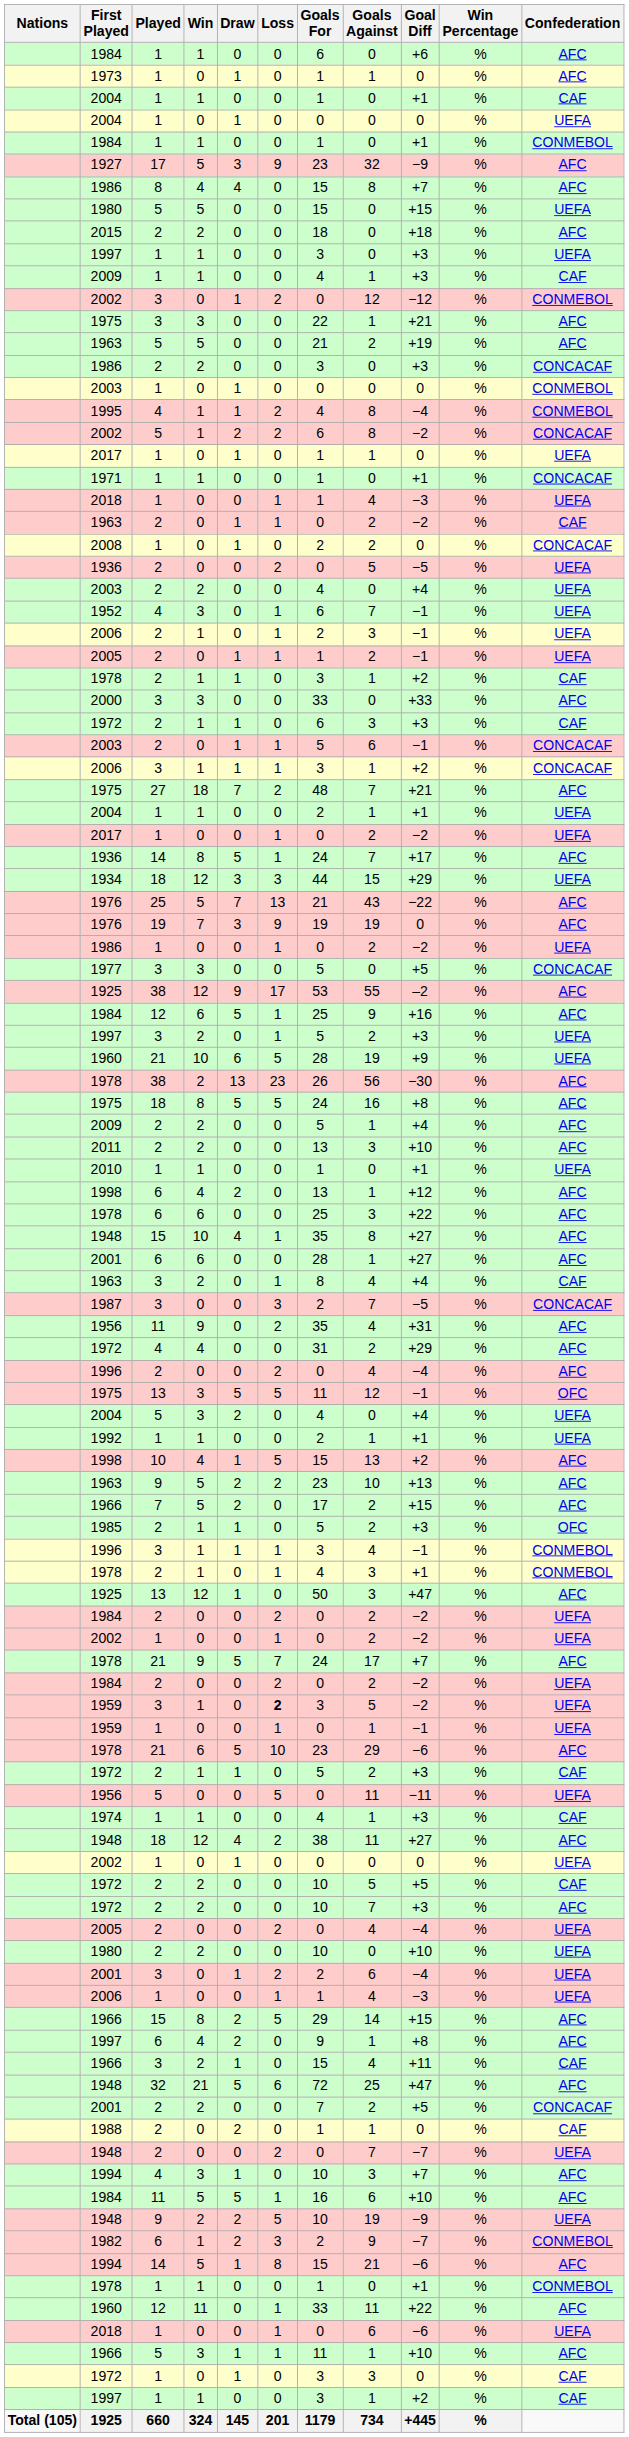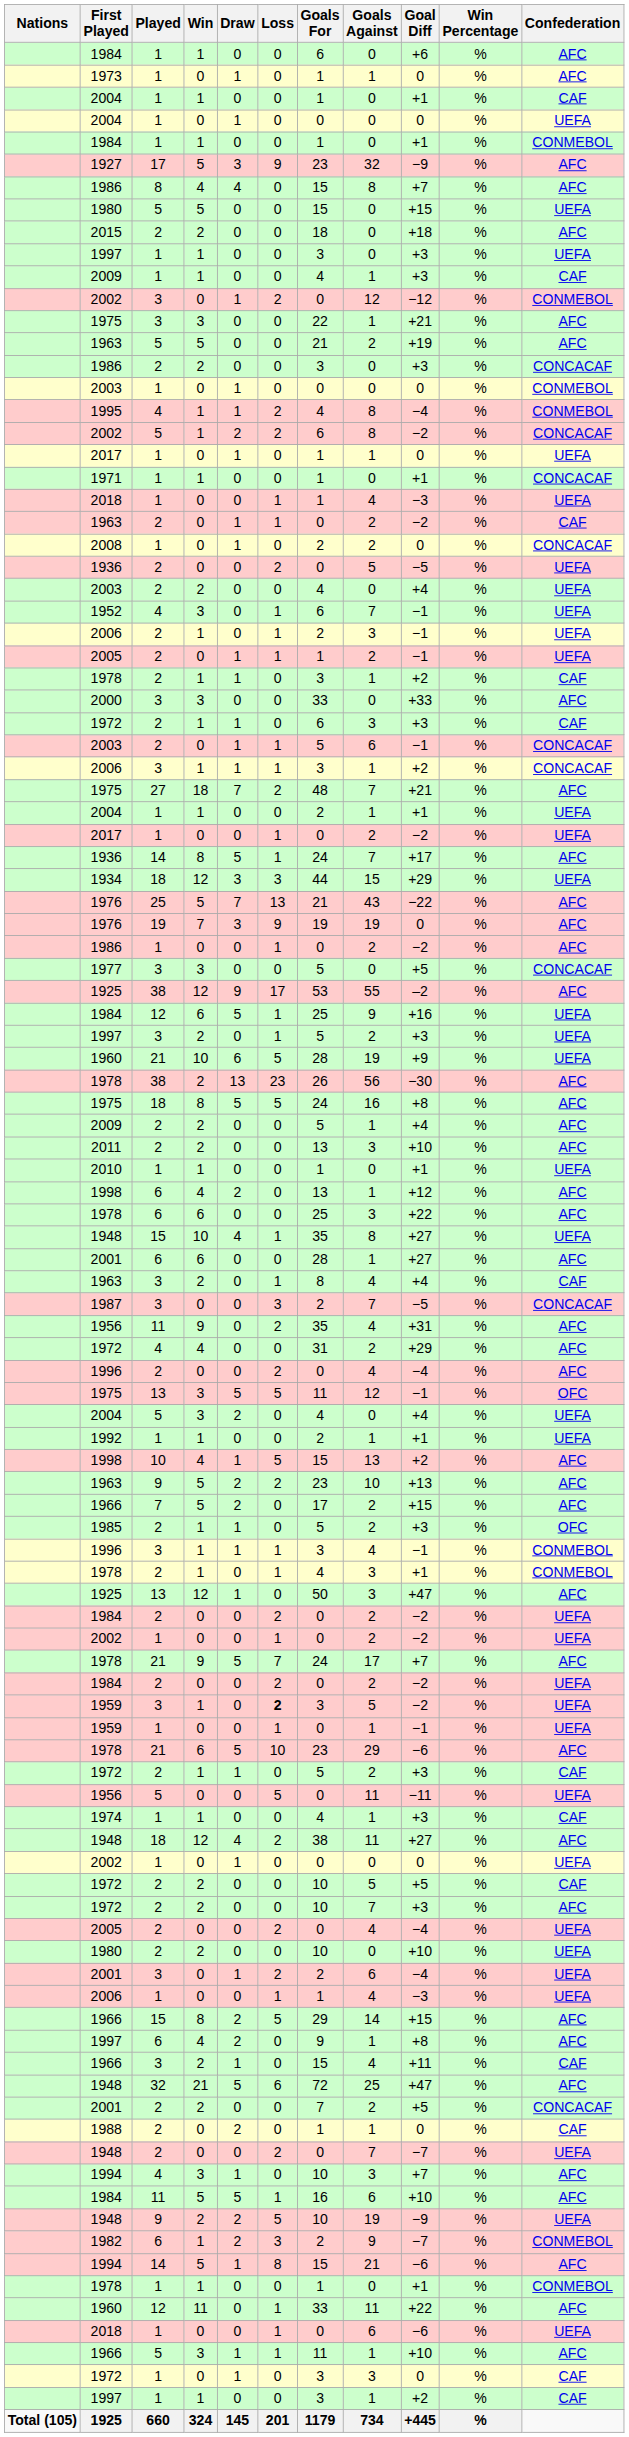(573, 947) UEFA -> (573, 947) AFC
(573, 1014) AFC -> (573, 1014) UEFA
(573, 1237) AFC -> (573, 1237) UEFA
